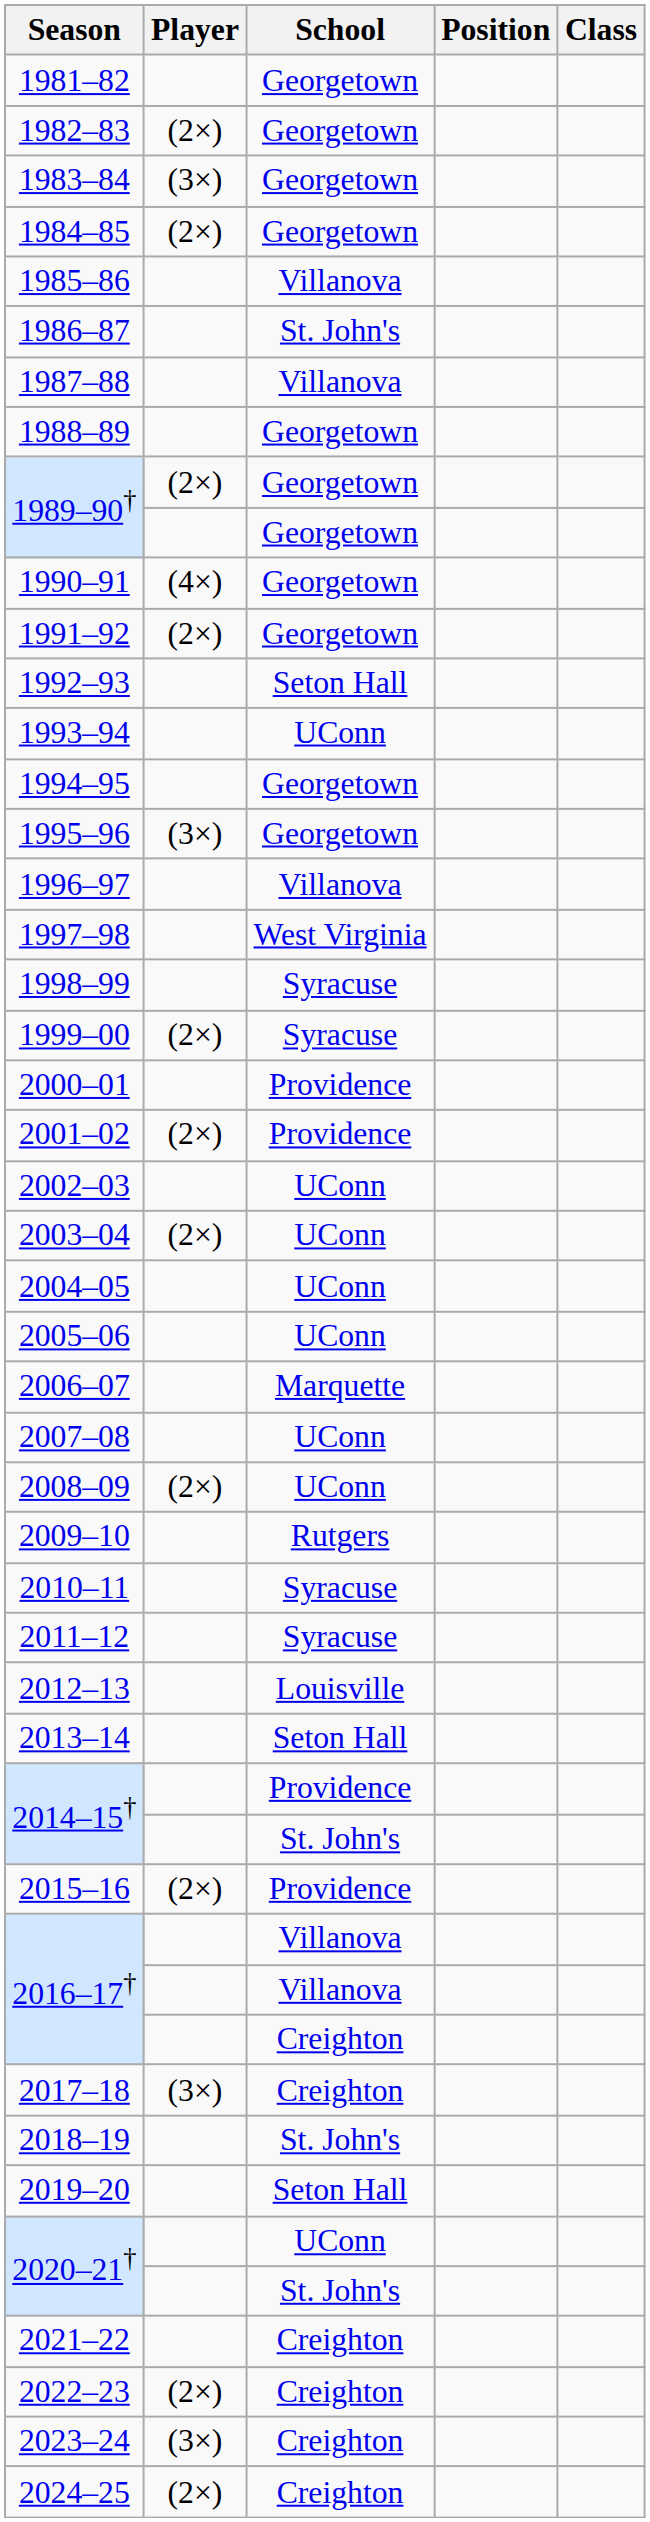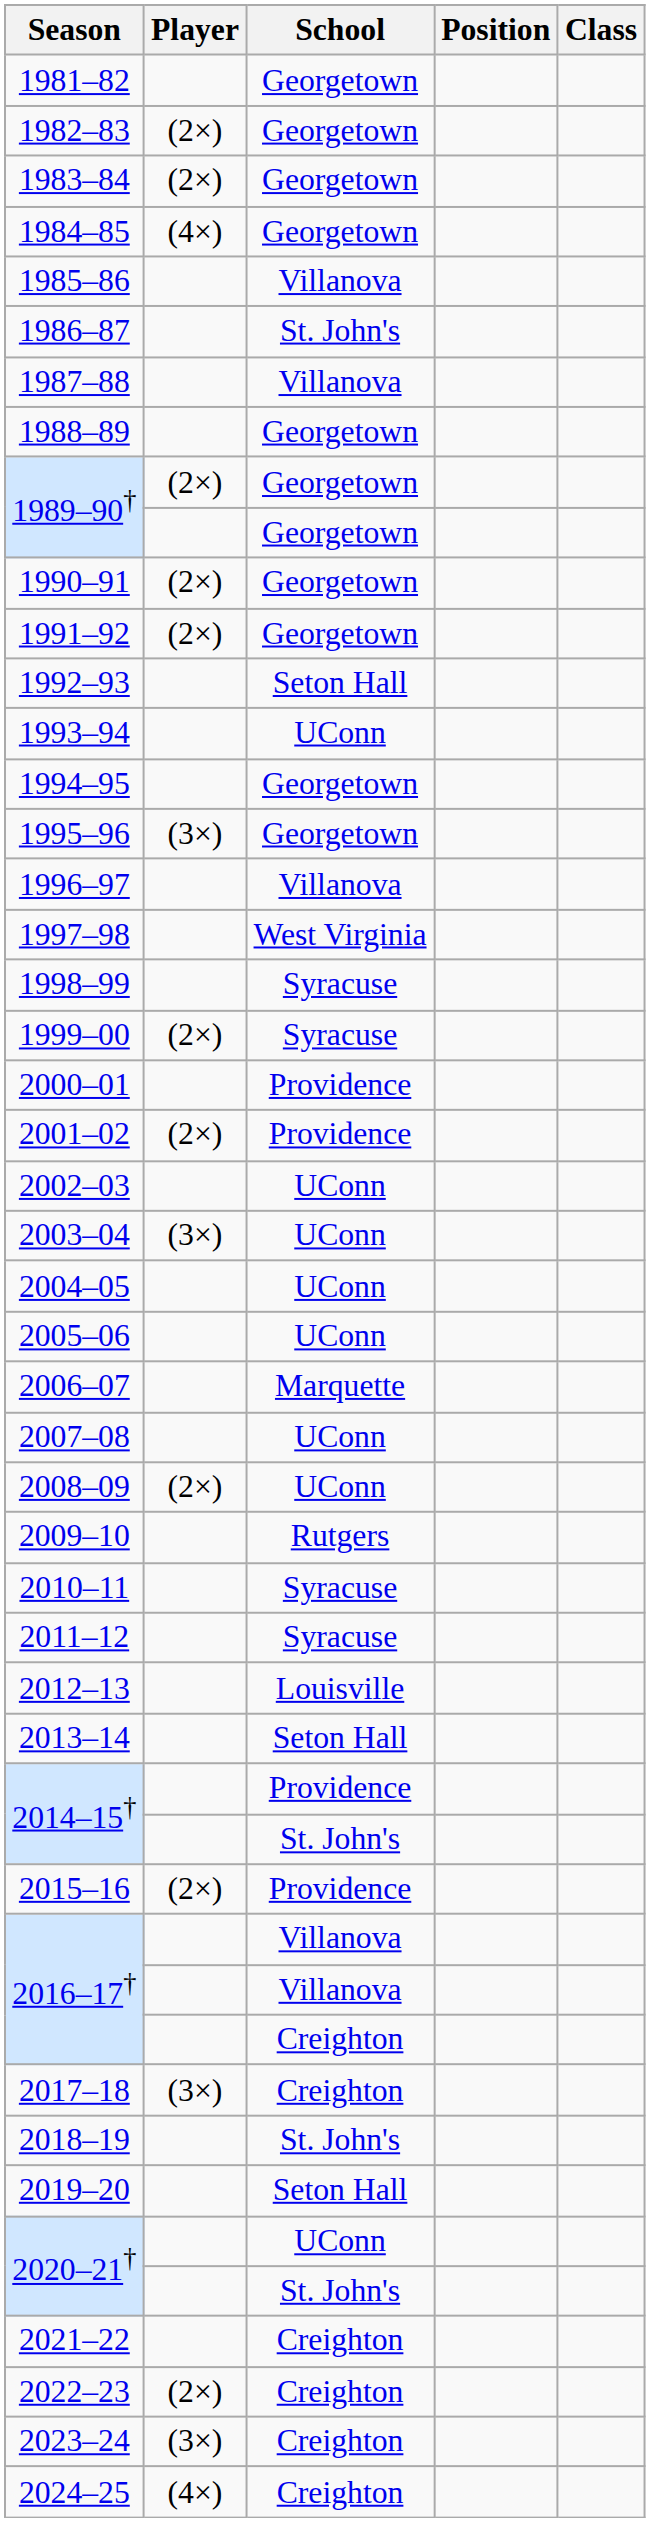(195, 180) (3×) -> (195, 180) (2×)
(195, 230) (2×) -> (195, 230) (4×)
(195, 582) (4×) -> (195, 582) (2×)
(195, 1235) (2×) -> (195, 1235) (3×)
(195, 2491) (2×) -> (195, 2491) (4×)
